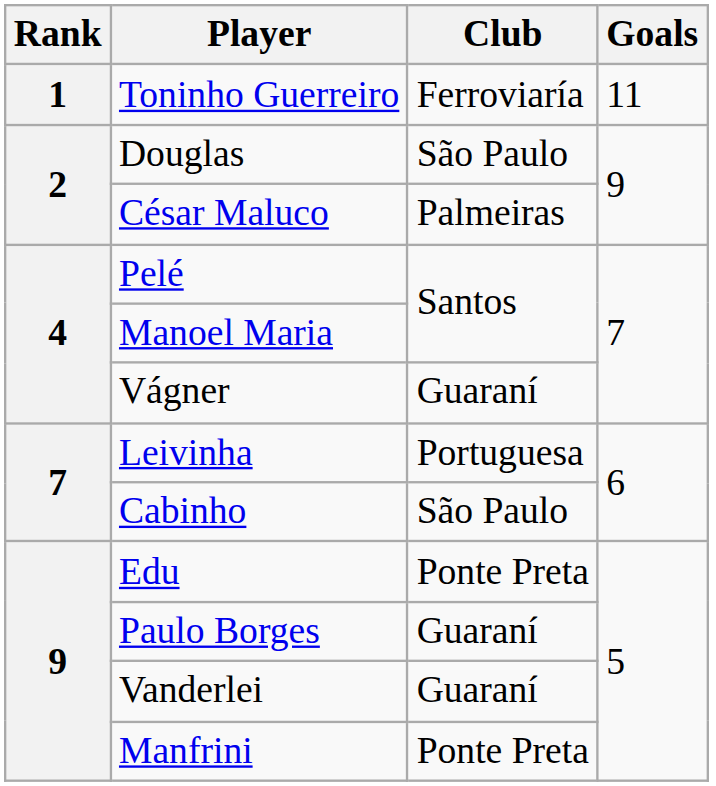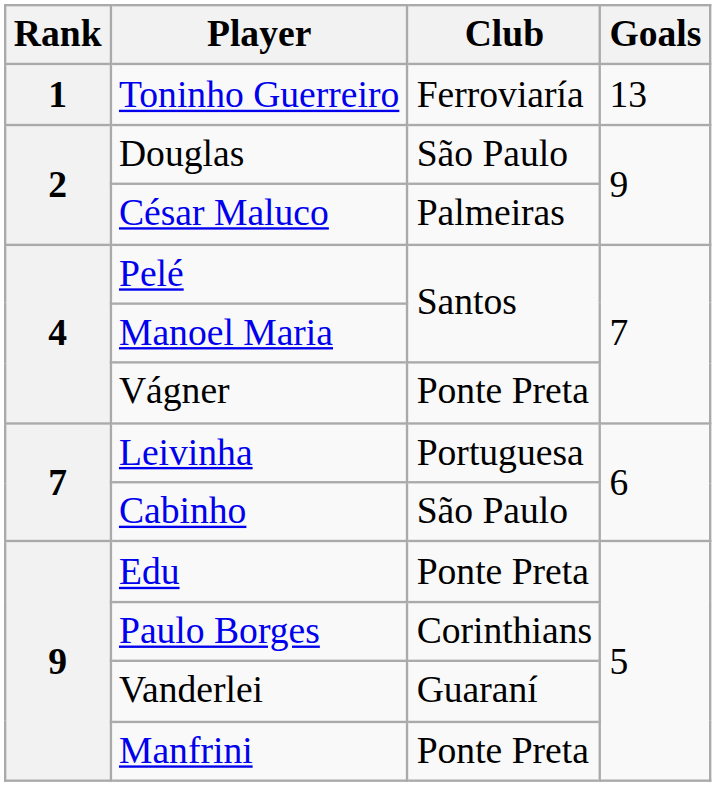(624, 93) 11 -> (628, 93) 13
(477, 392) Guaraní -> (503, 392) Ponte Preta
(477, 630) Guaraní -> (504, 630) Corinthians
